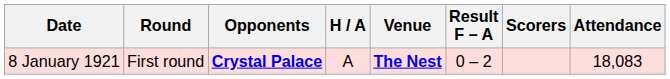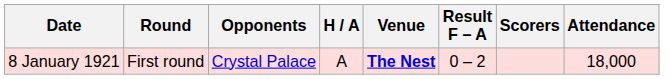(267, 61) bold -> (264, 61) normal
(618, 61) 18,083 -> (611, 61) 18,000
